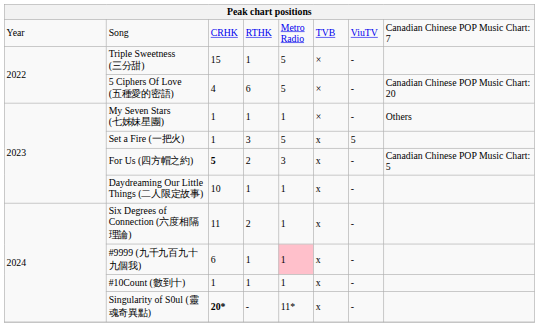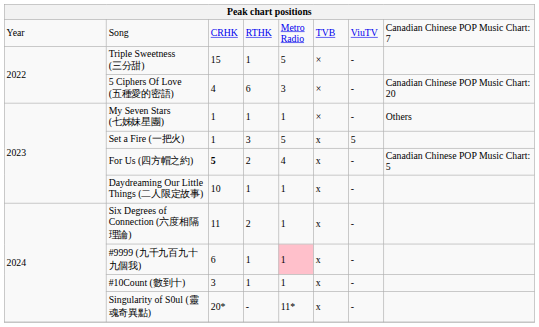(283, 88) 5 -> (283, 88) 3
(283, 161) 3 -> (283, 161) 4
(213, 283) 1 -> (213, 283) 3
(218, 306) bold -> (218, 306) normal
